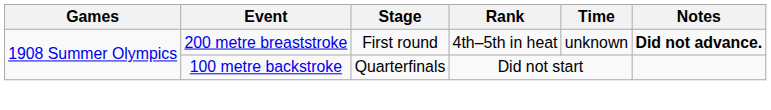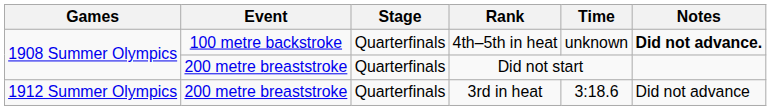(266, 42) 200 metre breaststroke -> (266, 42) 100 metre backstroke
(400, 42) First round -> (400, 42) Quarterfinals
(266, 67) 100 metre backstroke -> (266, 67) 200 metre breaststroke
+ row: (505, 92)
